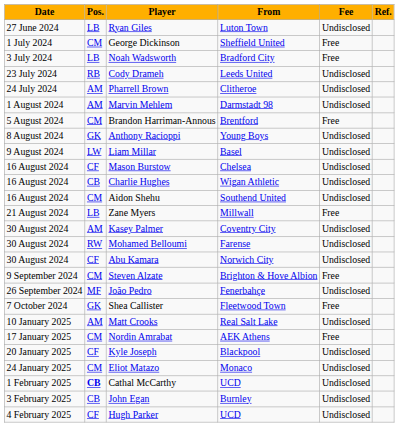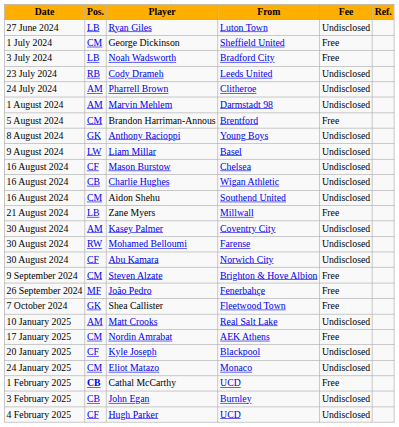(346, 290) Undisclosed -> (331, 290) Free
(346, 383) Undisclosed -> (331, 383) Free
